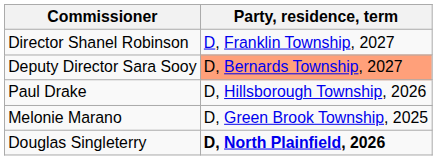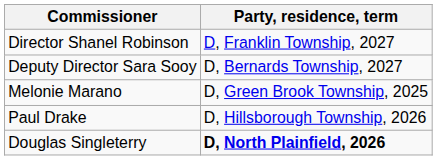(303, 67) lightsalmon background -> (303, 67) no background
rows swapped: (47, 92) <-> (65, 117)
